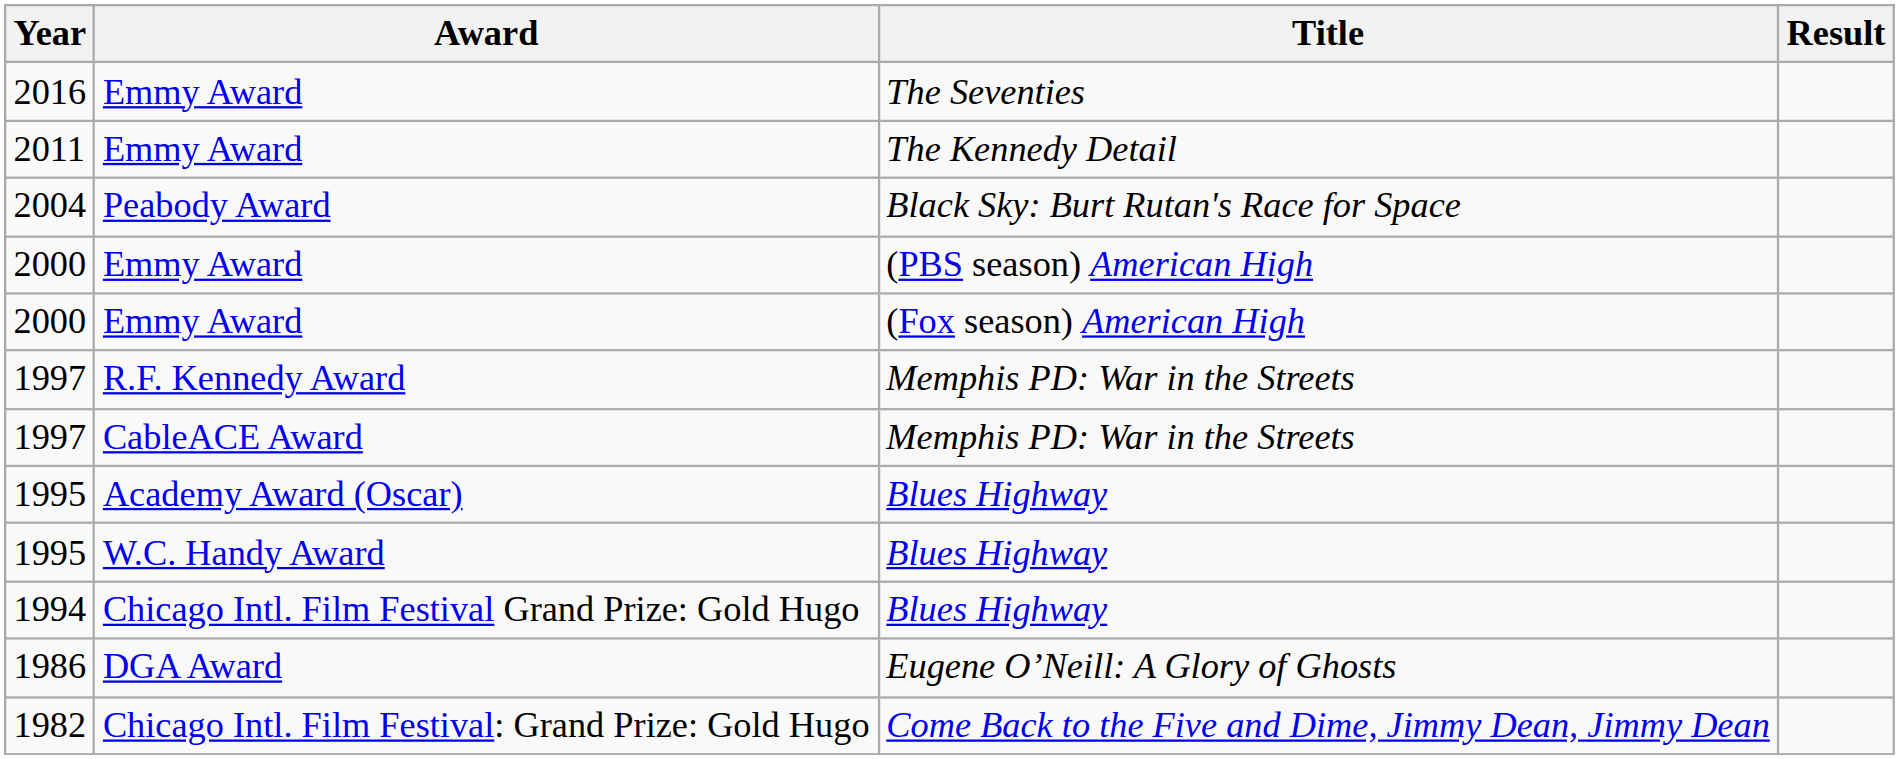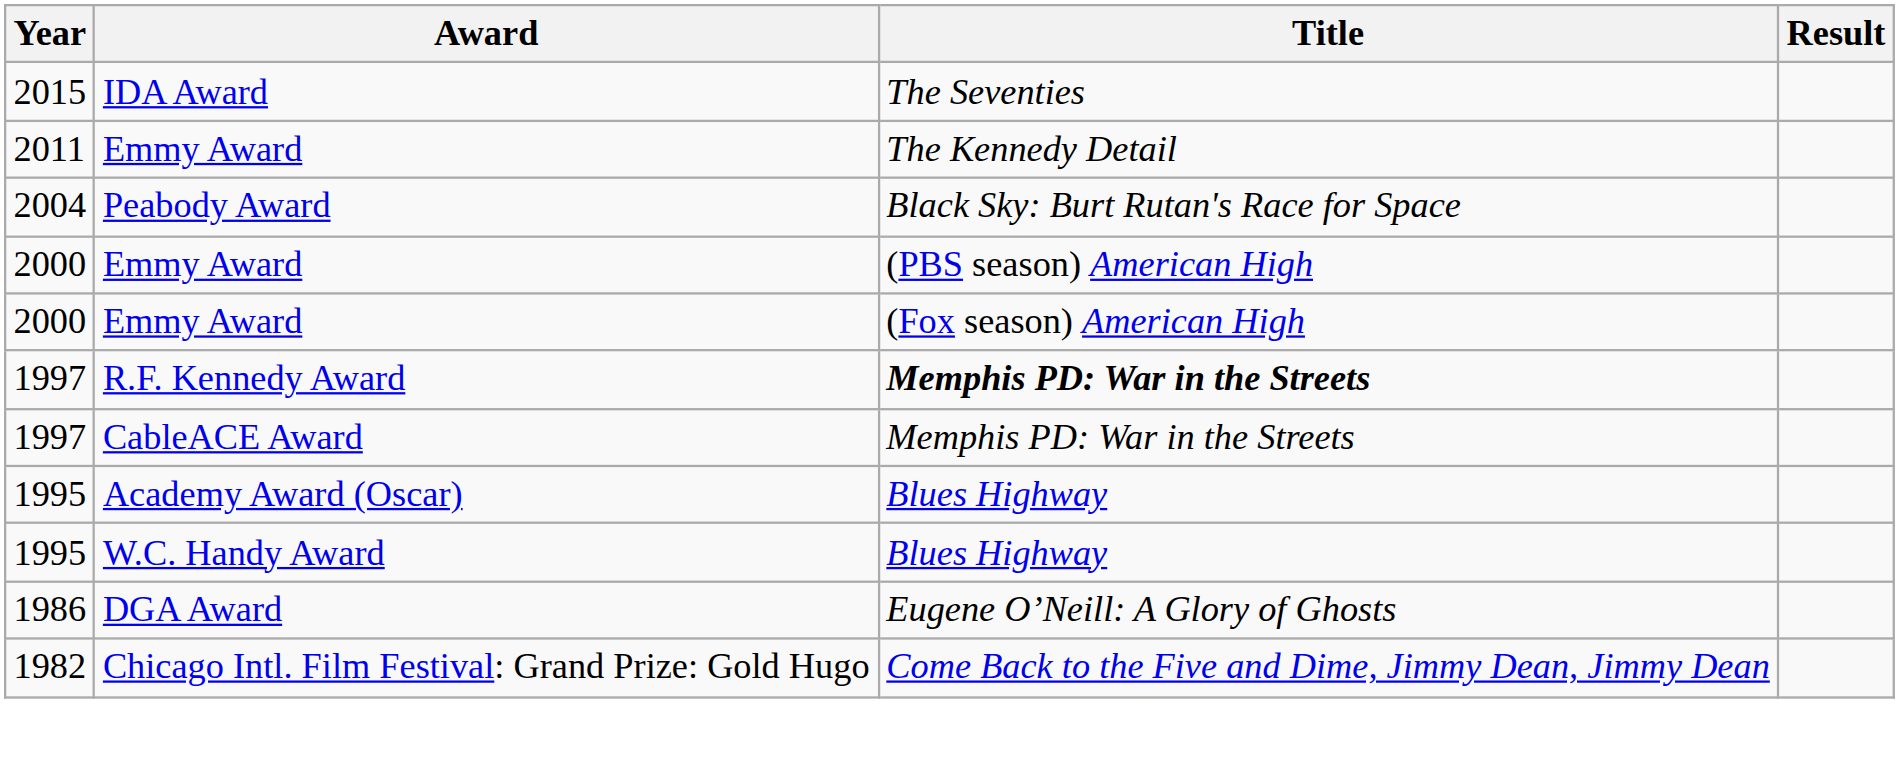- row: (50, 90)
+ row: (50, 90)
(1121, 378) normal -> (1128, 378) bold
- row: (50, 609)
